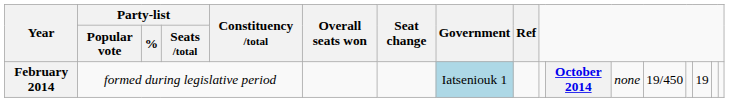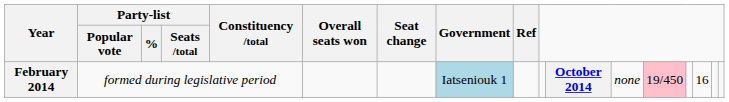(665, 79) no background -> (665, 79) pink background
(702, 79) 19 -> (702, 79) 16
